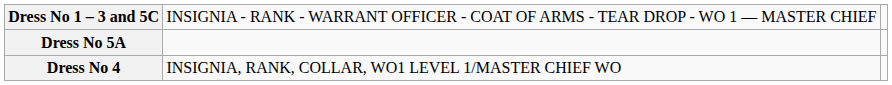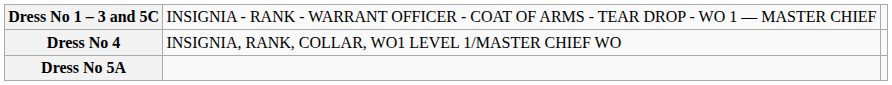rows swapped: (84, 42) <-> (84, 67)
